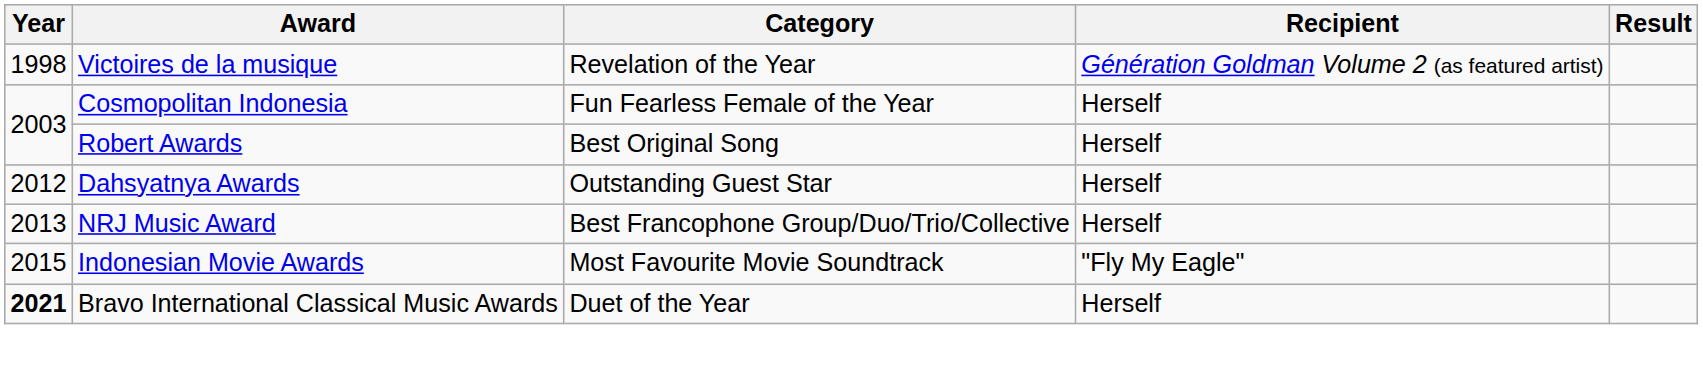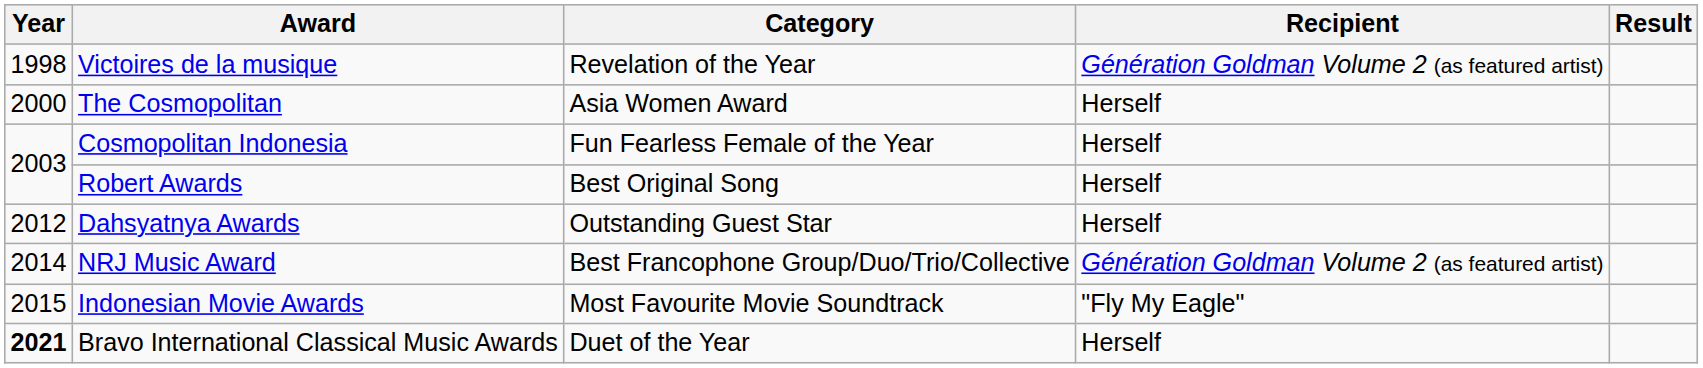+ row: (180, 104)
(39, 223) 2013 -> (39, 263) 2014
(1121, 223) Herself -> (1342, 263) Génération Goldman Volume 2 (as featured artist)
